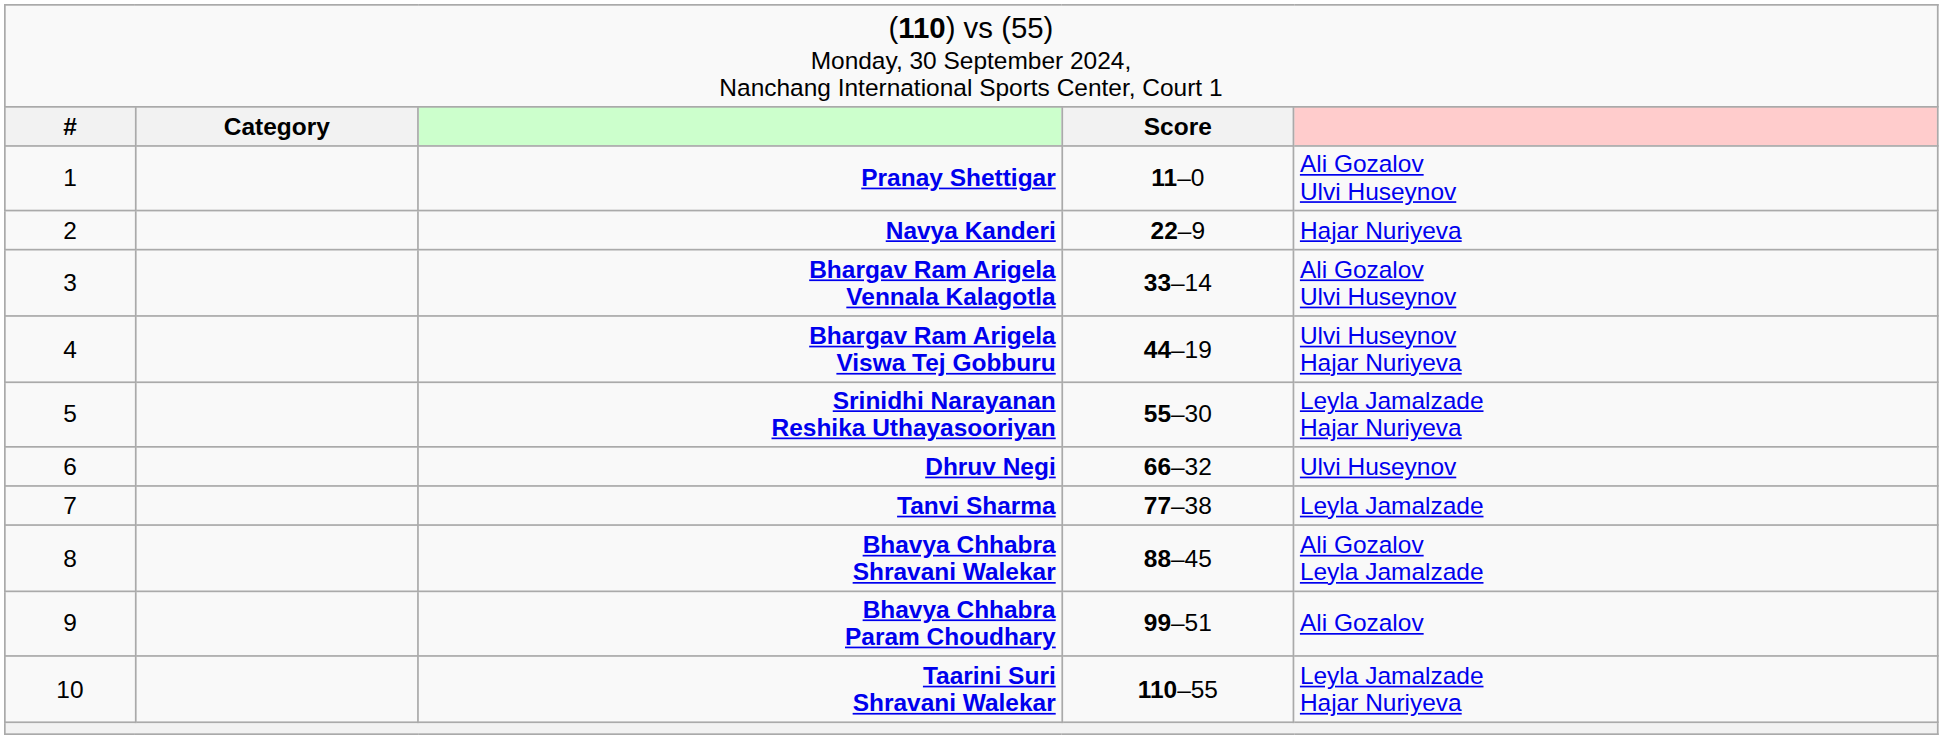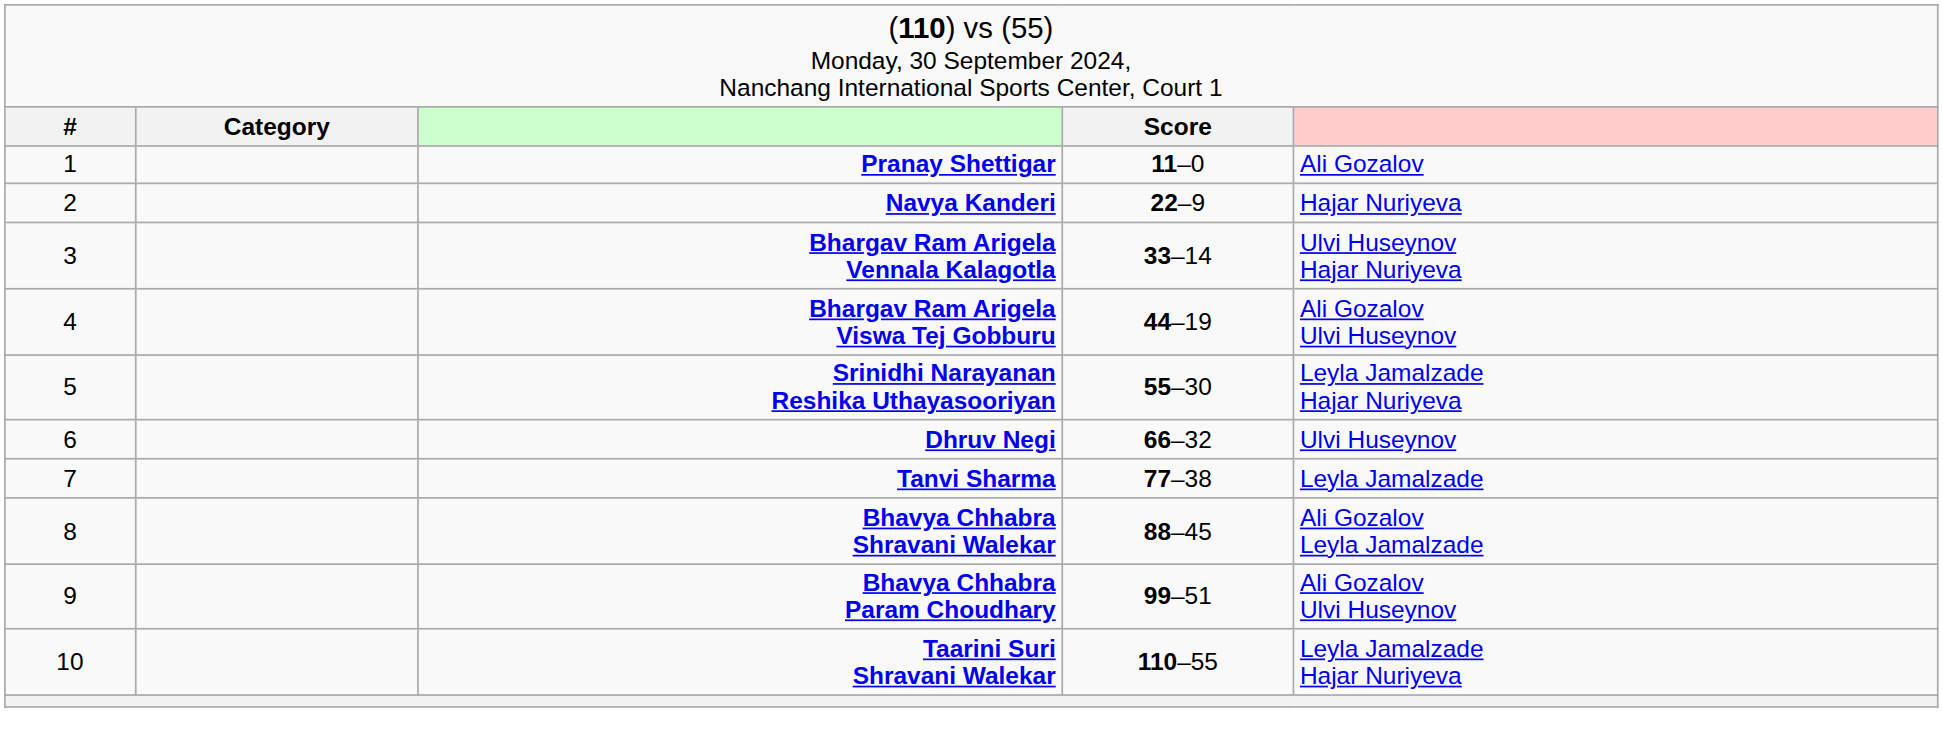(1378, 178) Ali Gozalov Ulvi Huseynov -> (1362, 165) Ali Gozalov
(1378, 283) Ali Gozalov Ulvi Huseynov -> (1381, 256) Ulvi Huseynov Hajar Nuriyeva
(1381, 349) Ulvi Huseynov Hajar Nuriyeva -> (1378, 322) Ali Gozalov Ulvi Huseynov
(1362, 624) Ali Gozalov -> (1378, 597) Ali Gozalov Ulvi Huseynov
